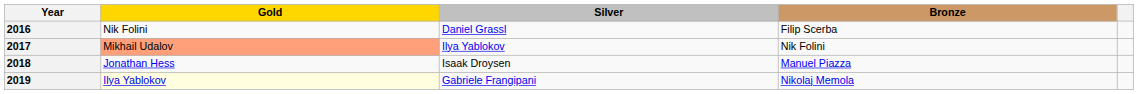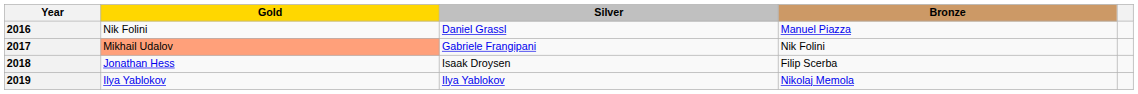(809, 30) Filip Scerba -> (816, 30) Manuel Piazza
(473, 47) Ilya Yablokov -> (489, 47) Gabriele Frangipani
(816, 64) Manuel Piazza -> (809, 64) Filip Scerba
(135, 81) lightyellow background -> (135, 81) no background
(489, 81) Gabriele Frangipani -> (473, 81) Ilya Yablokov
